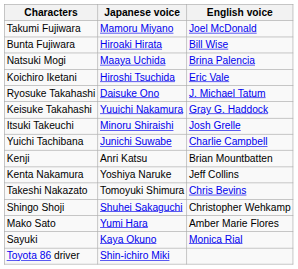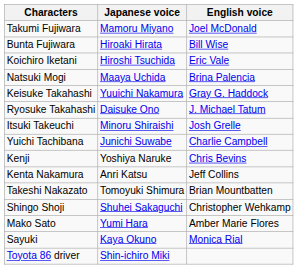rows swapped: (36, 61) <-> (42, 77)
rows swapped: (49, 110) <-> (51, 93)
(124, 158) Anri Katsu -> (136, 158) Yoshiya Naruke
(231, 158) Brian Mountbatten -> (218, 158) Chris Bevins
(136, 175) Yoshiya Naruke -> (124, 175) Anri Katsu
(218, 191) Chris Bevins -> (231, 191) Brian Mountbatten
